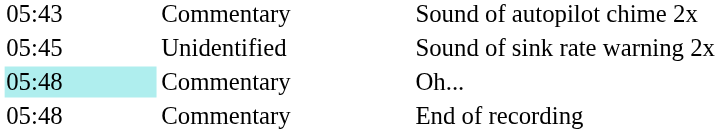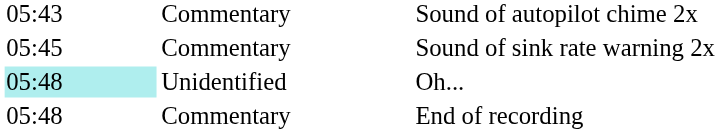(224, 47) Unidentified -> (226, 47) Commentary
(226, 81) Commentary -> (224, 81) Unidentified
